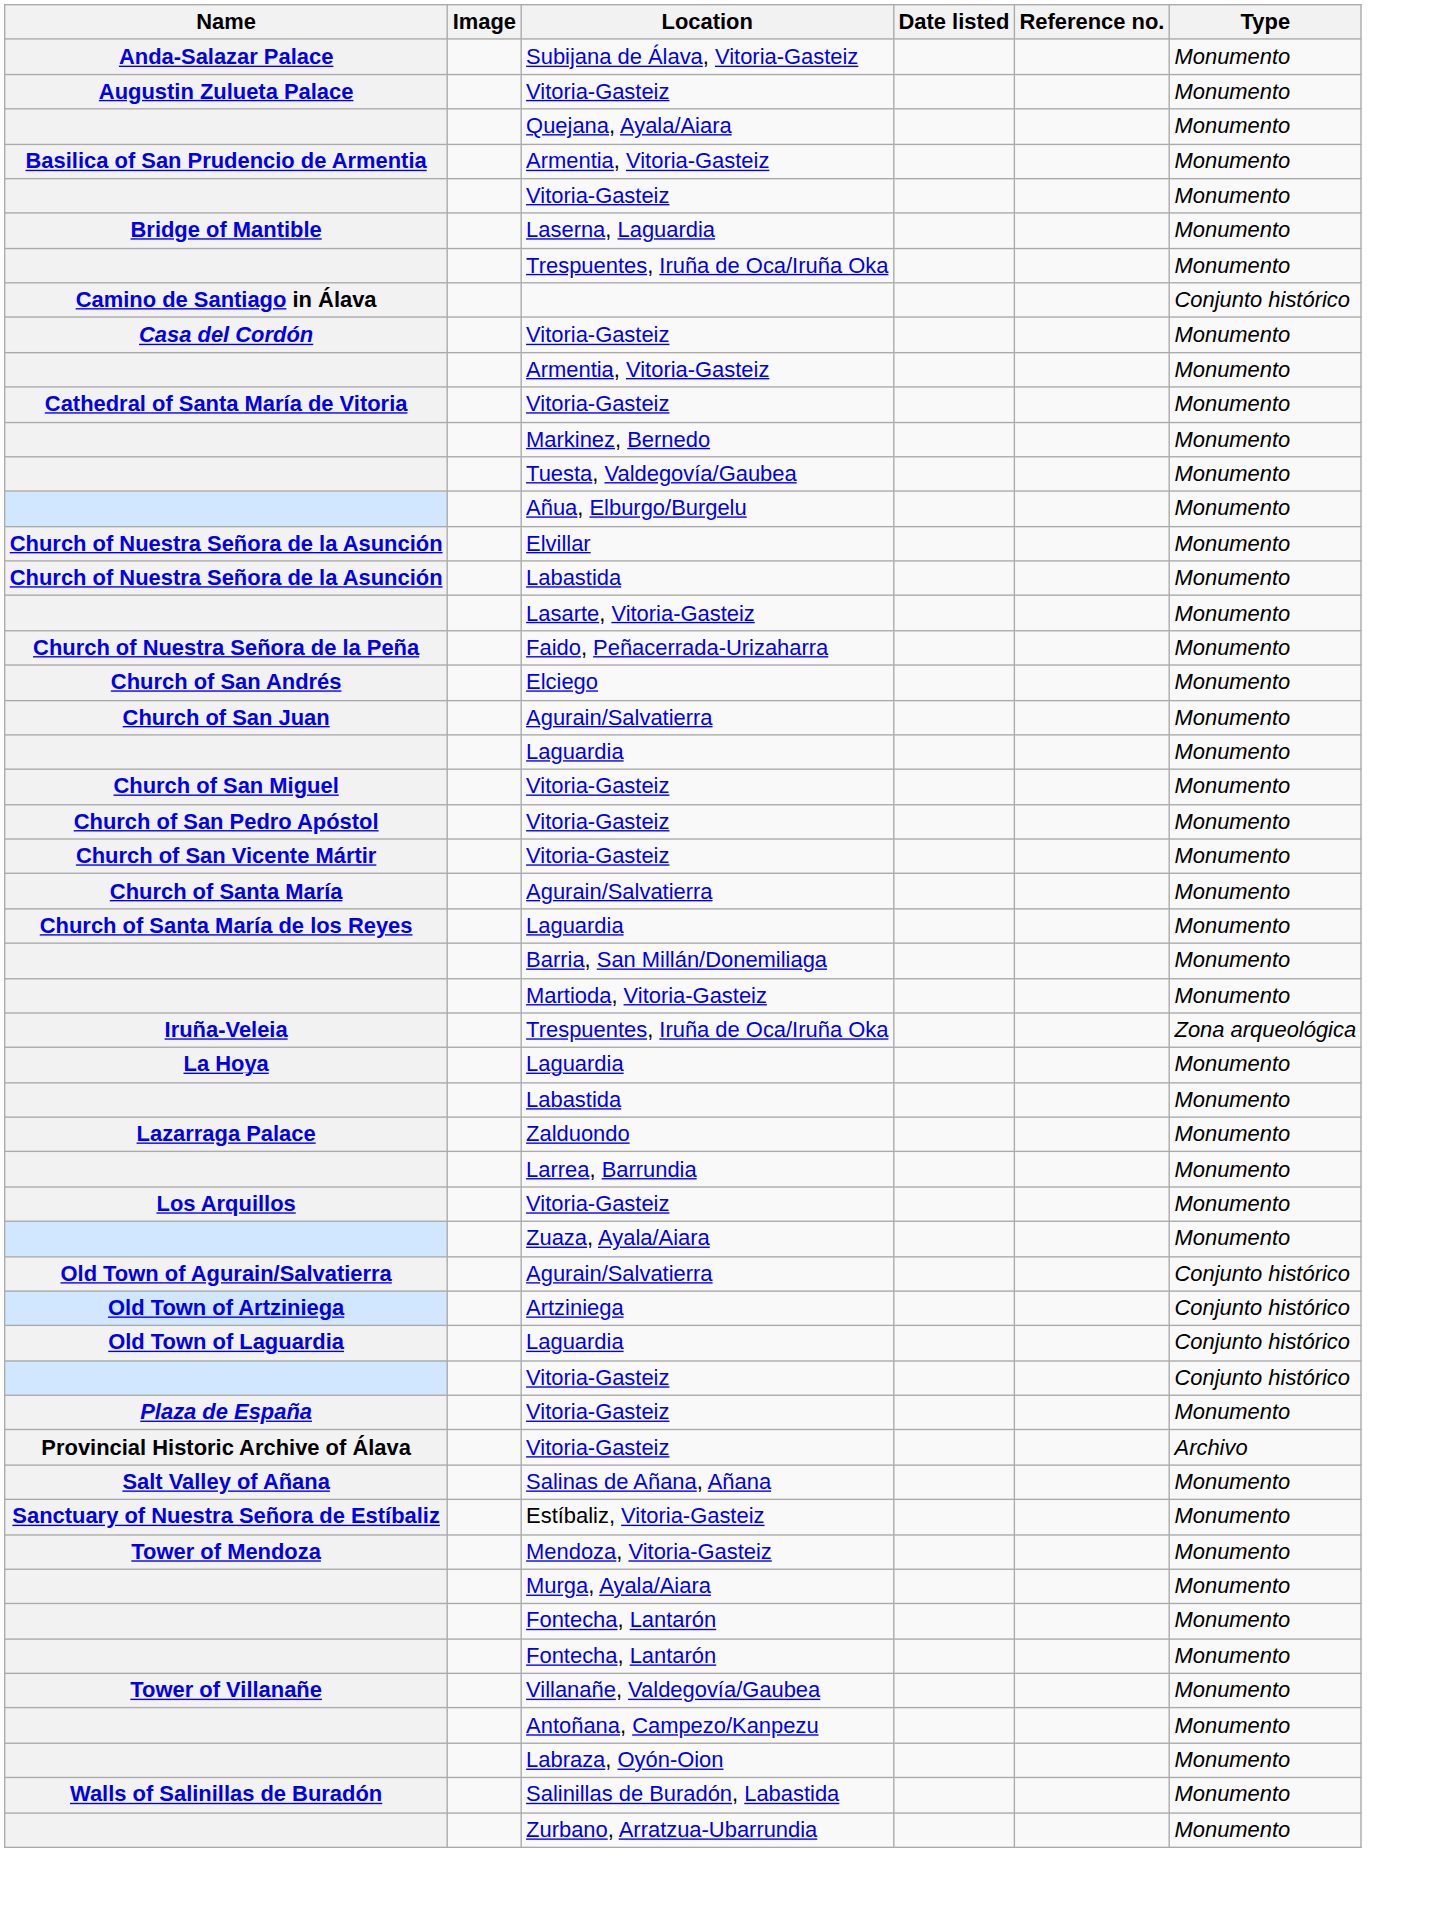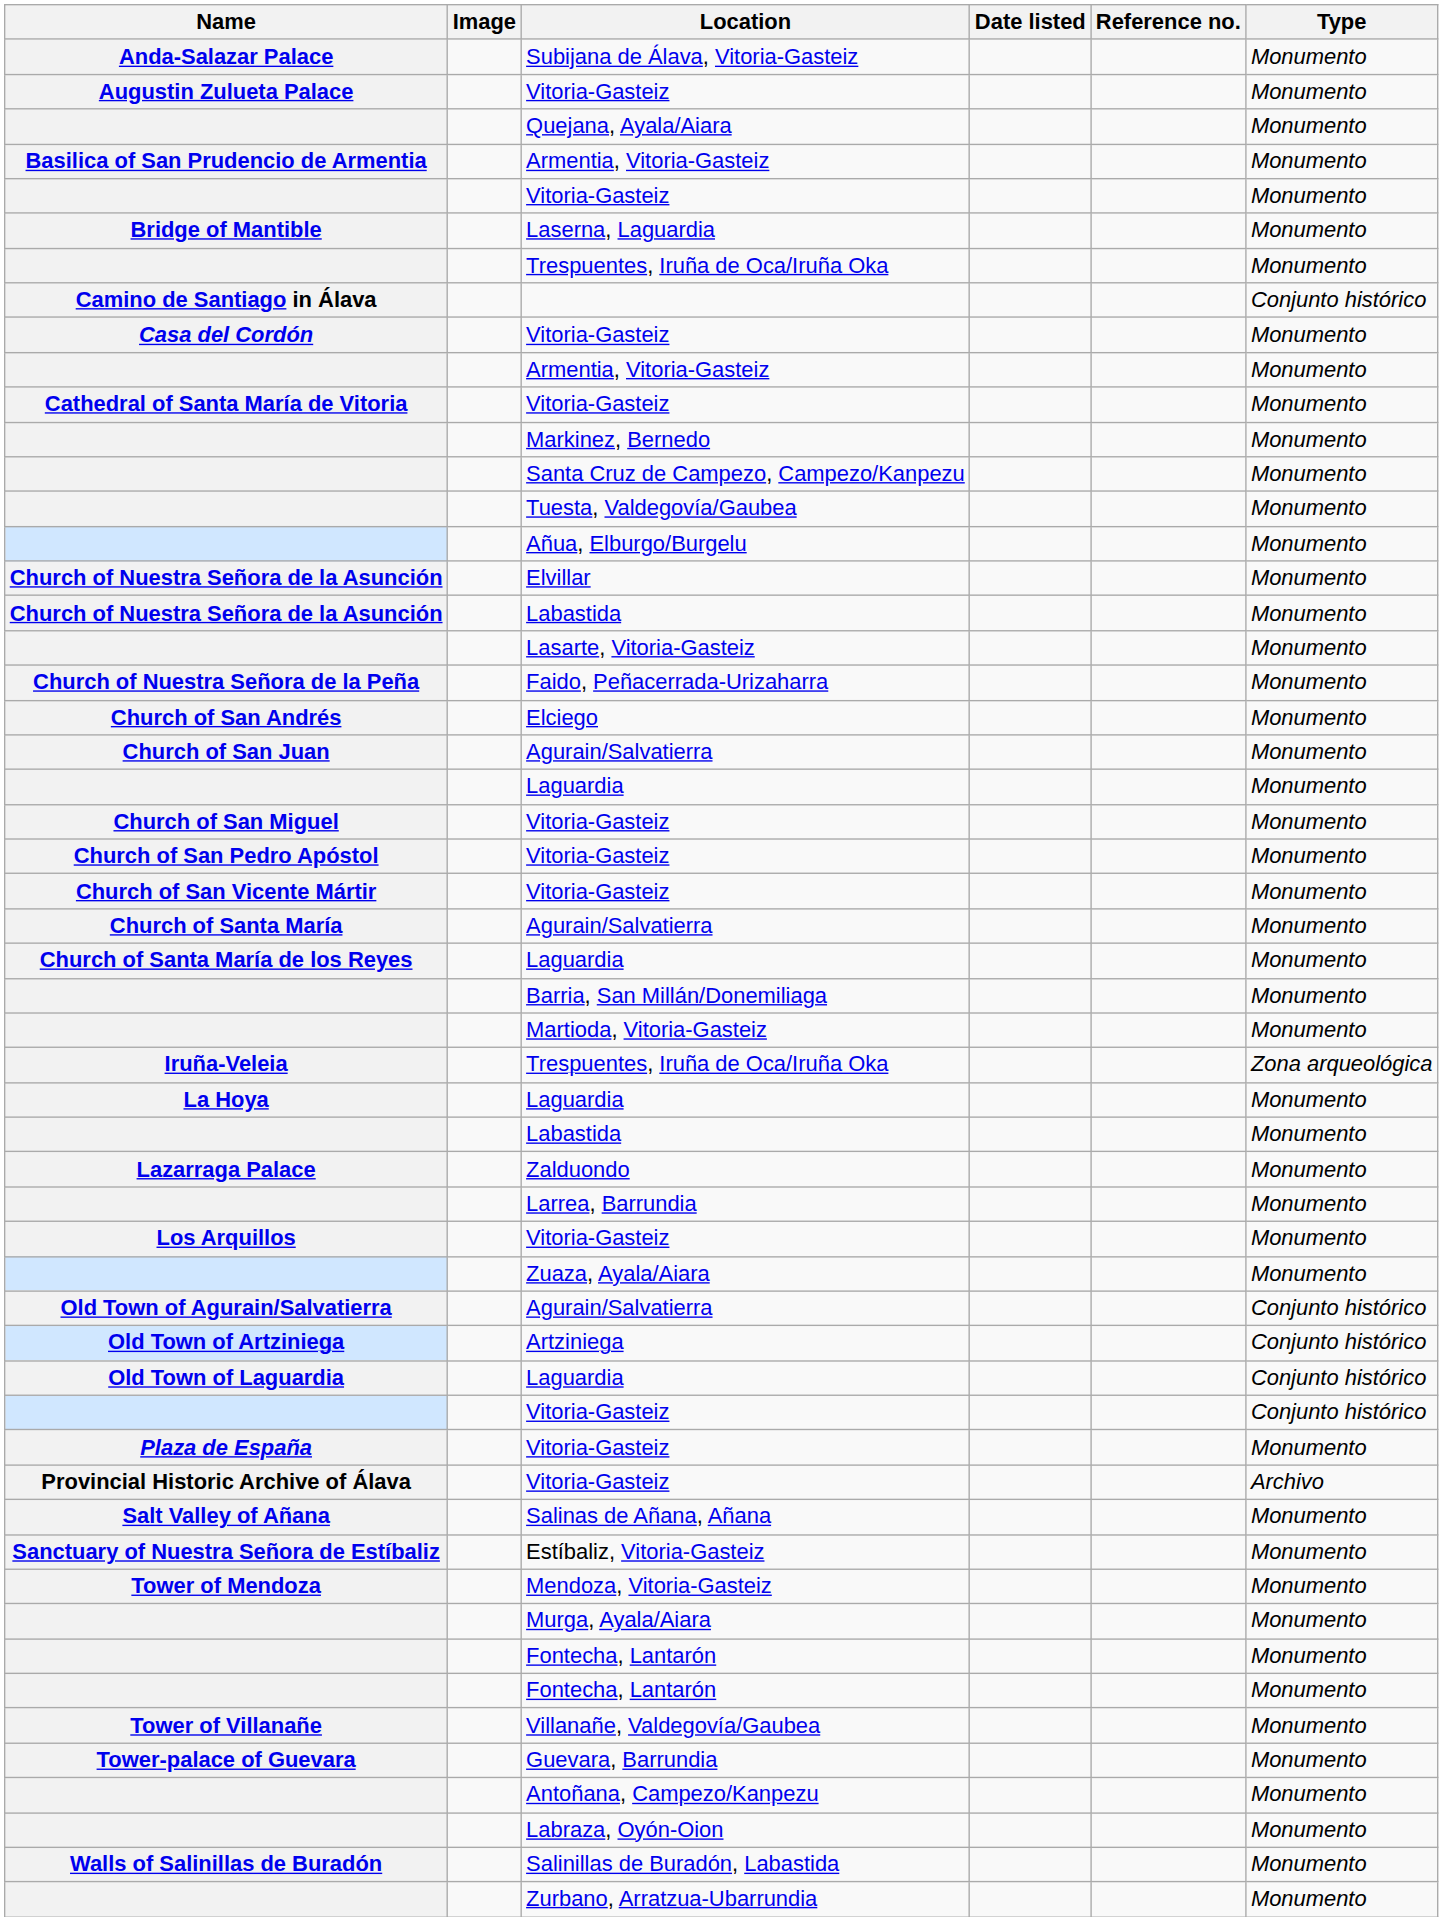+ row: (226, 474)
+ row: (226, 1760)
